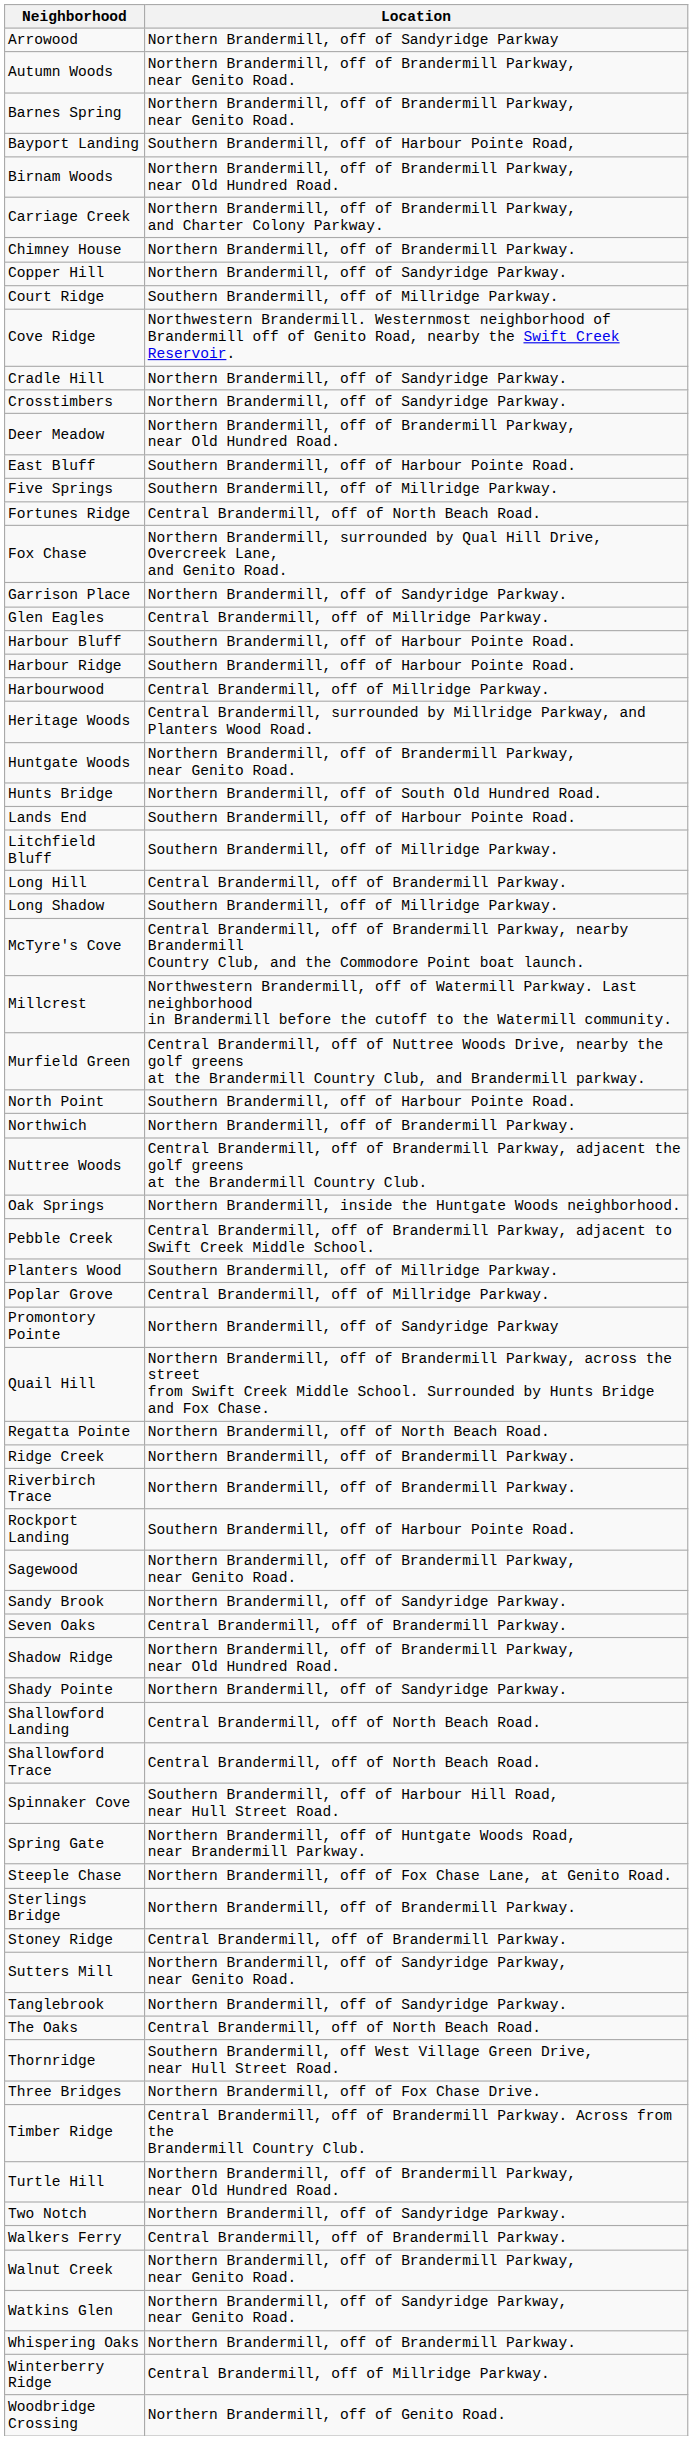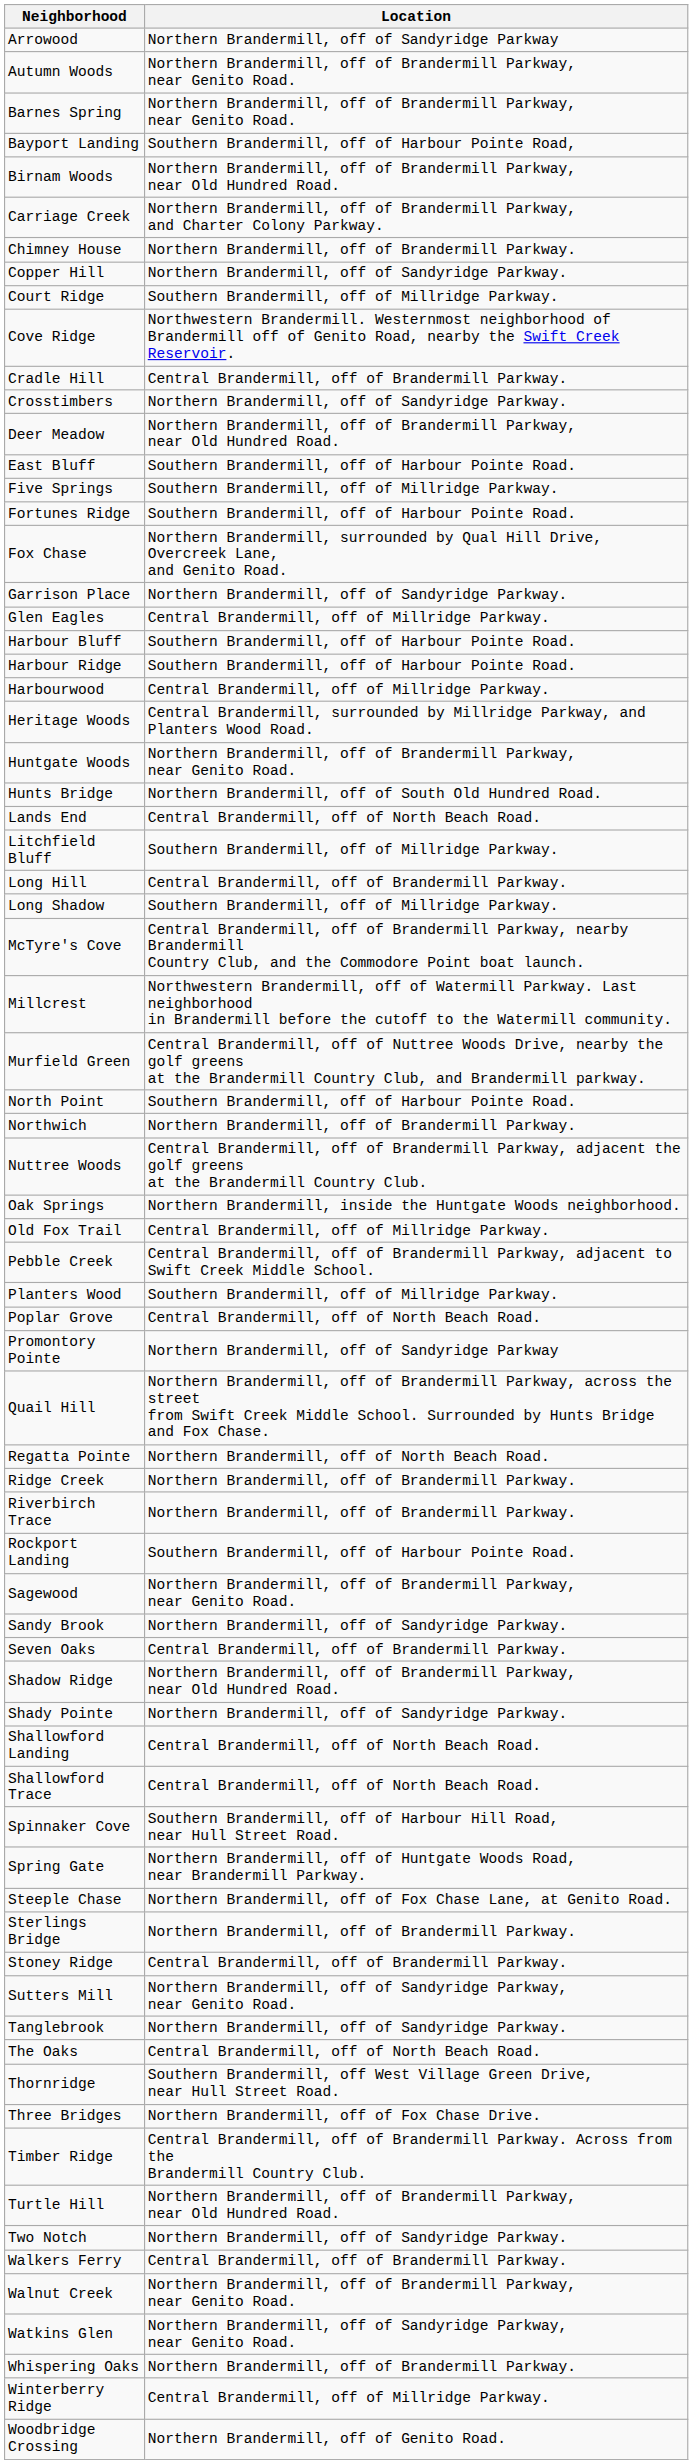(357, 378) Northern Brandermill, off of Sandyridge Parkway. -> (357, 378) Central Brandermill, off of Brandermill Parkway.
(344, 514) Central Brandermill, off of North Beach Road. -> (362, 514) Southern Brandermill, off of Harbour Pointe Road.
(362, 818) Southern Brandermill, off of Harbour Pointe Road. -> (344, 818) Central Brandermill, off of North Beach Road.
+ row: (65, 1230)
(349, 1295) Central Brandermill, off of Millridge Parkway. -> (344, 1318) Central Brandermill, off of North Beach Road.
